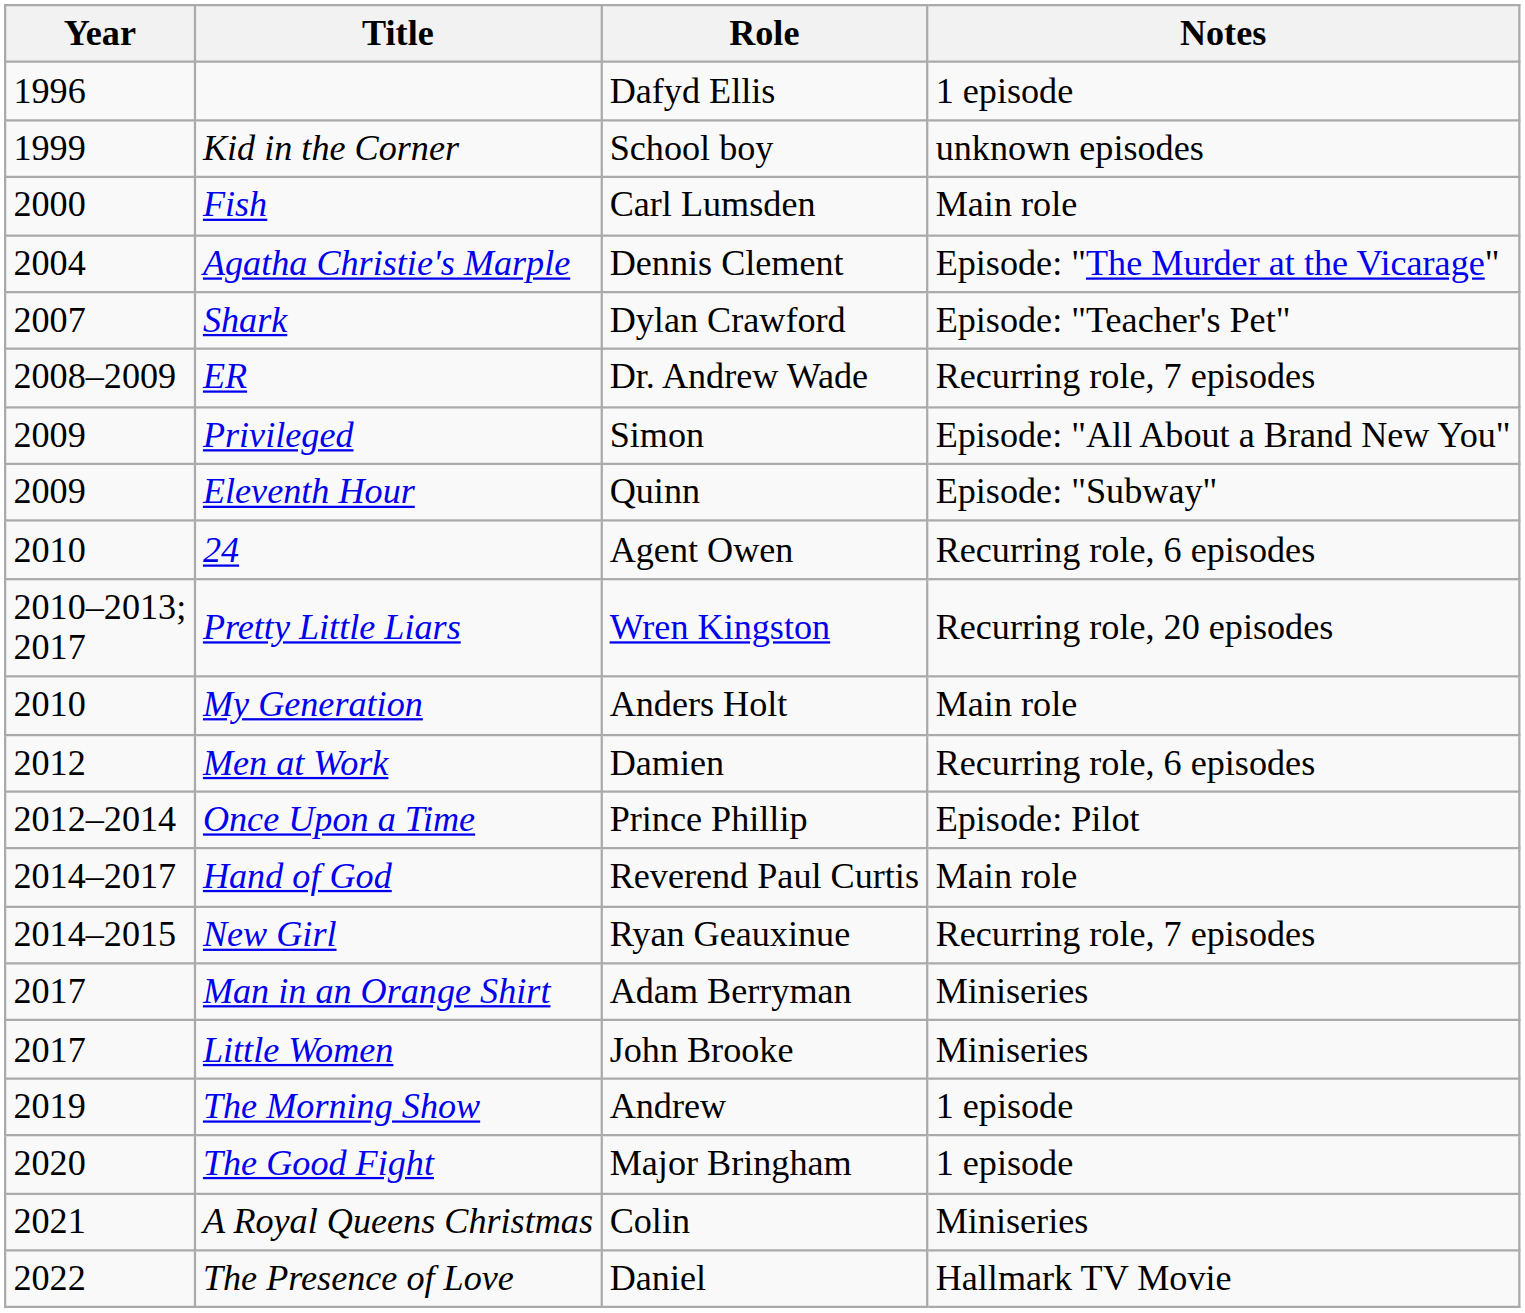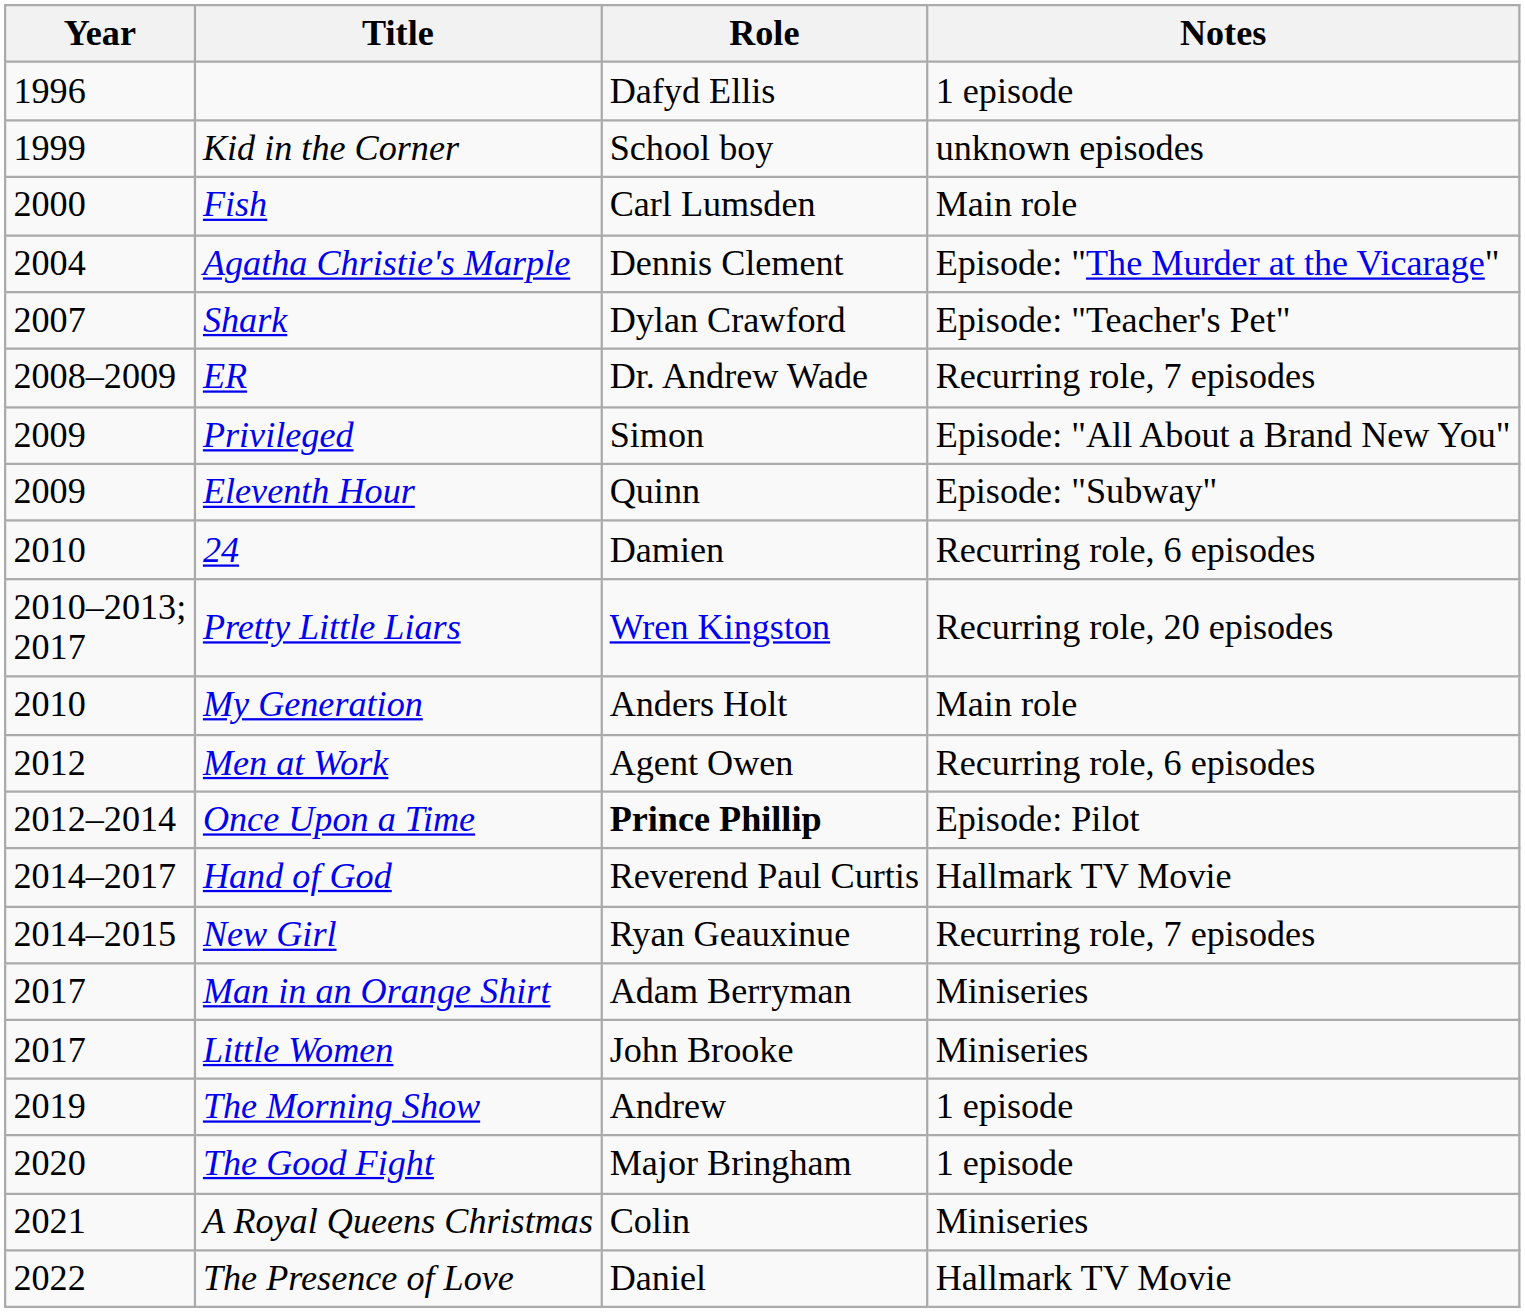(702, 549) Agent Owen -> (667, 549) Damien
(667, 762) Damien -> (702, 762) Agent Owen
(709, 819) normal -> (716, 819) bold
(1006, 876) Main role -> (1084, 876) Hallmark TV Movie
